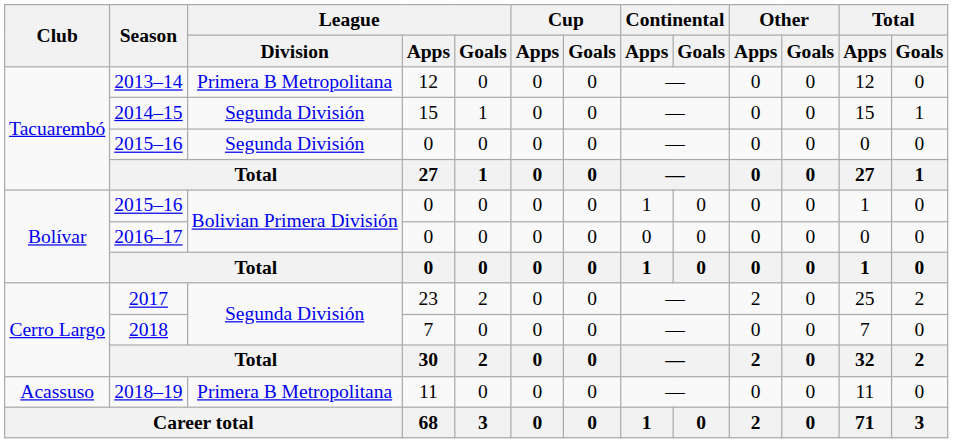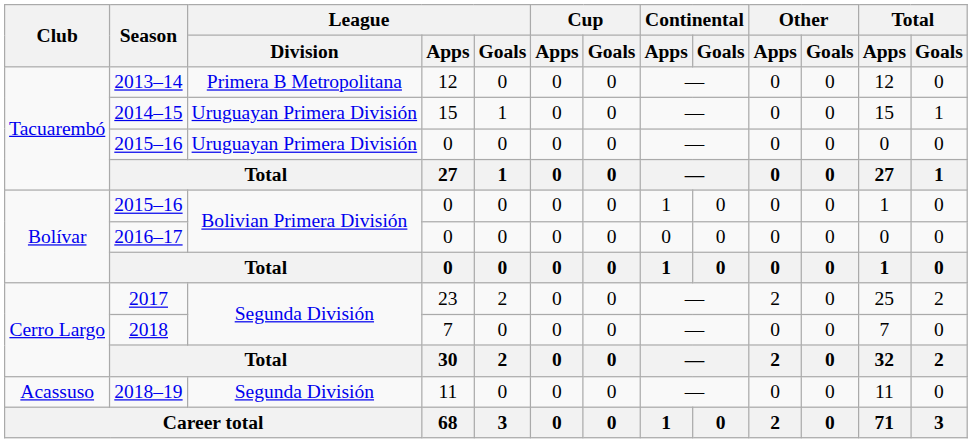(295, 112) Segunda División -> (304, 112) Uruguayan Primera División
(295, 143) Segunda División -> (304, 143) Uruguayan Primera División
(295, 391) Primera B Metropolitana -> (304, 391) Segunda División
